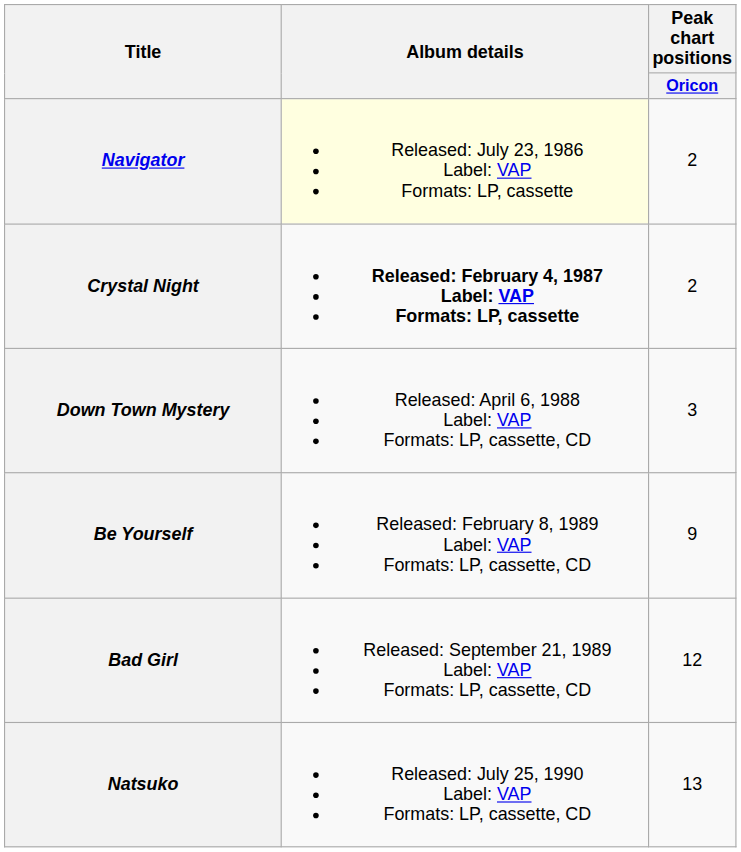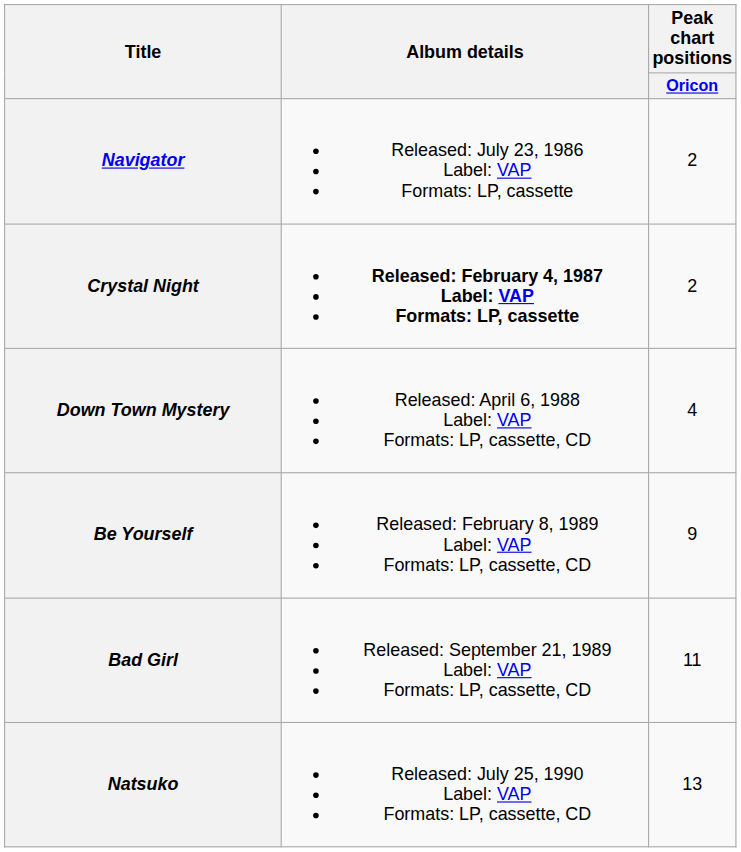(465, 171) lightyellow background -> (465, 171) no background
(692, 410) 3 -> (692, 410) 4
(692, 660) 12 -> (692, 660) 11
